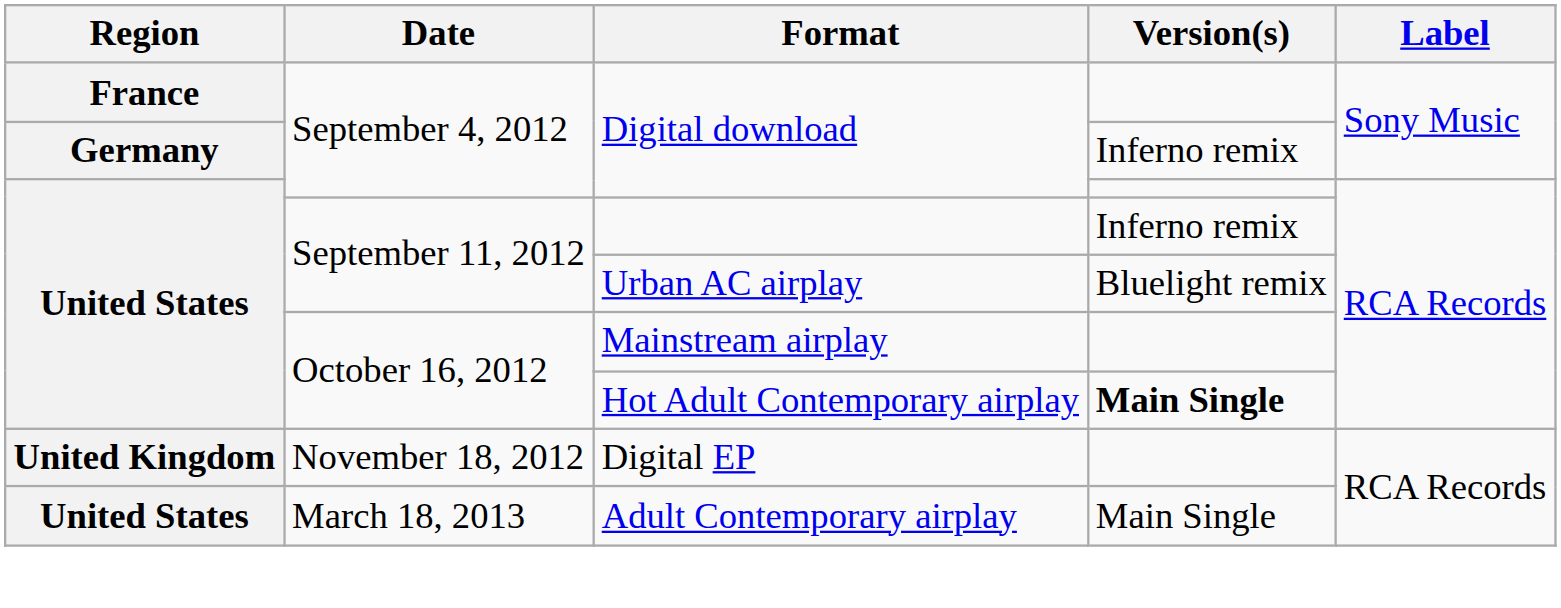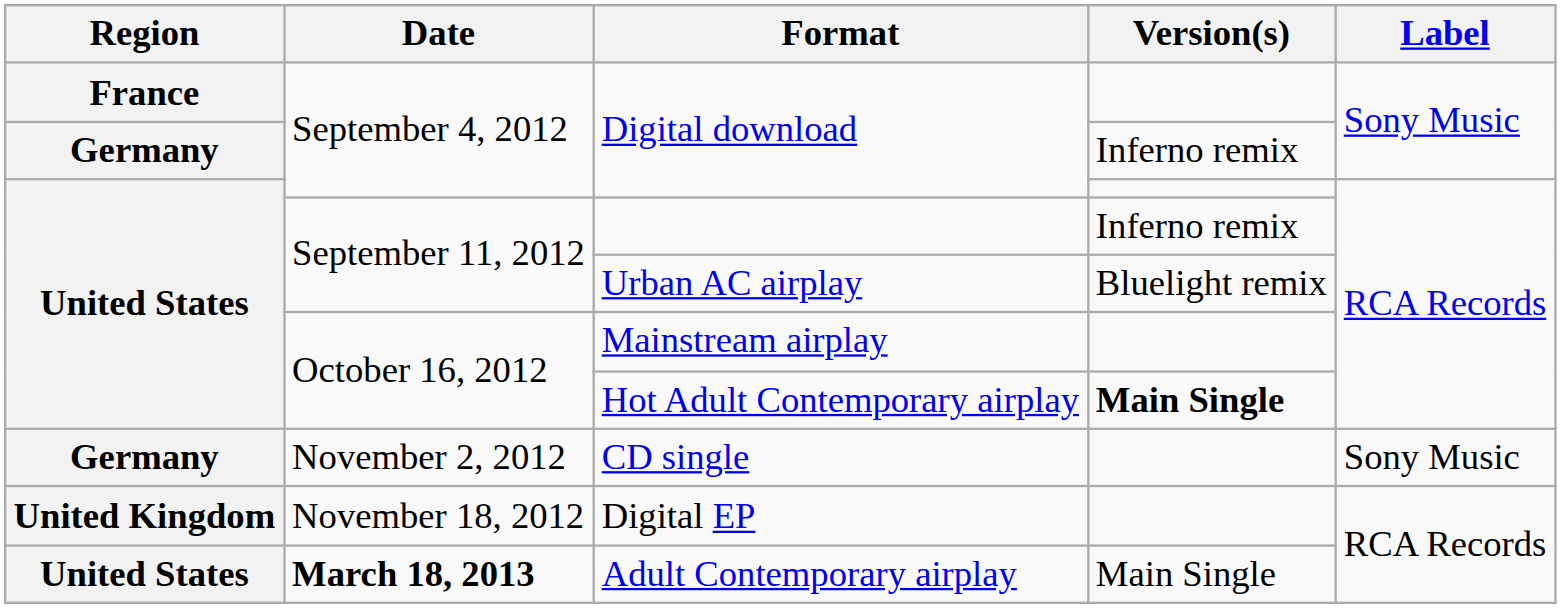+ row: (144, 457)
(409, 515) normal -> (413, 573) bold
